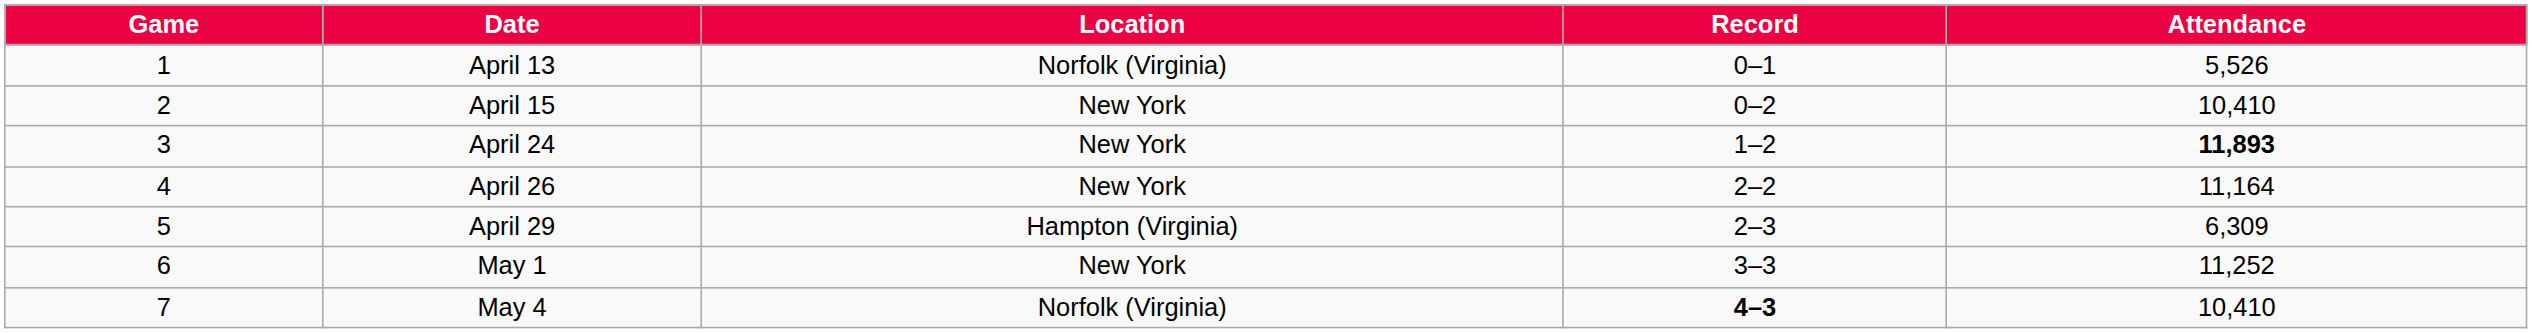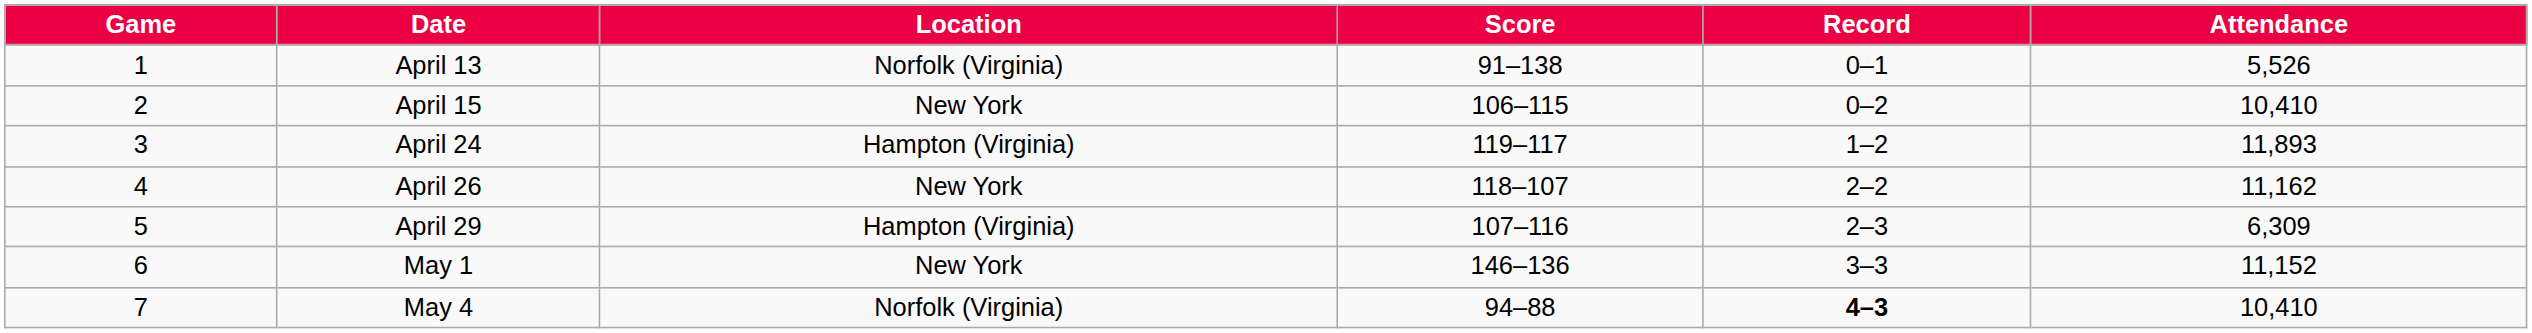+ column: (1520, 24)
(1132, 145) New York -> (969, 145) Hampton (Virginia)
(2237, 145) bold -> (2279, 145) normal
(2237, 186) 11,164 -> (2279, 186) 11,162
(2237, 266) 11,252 -> (2279, 266) 11,152
